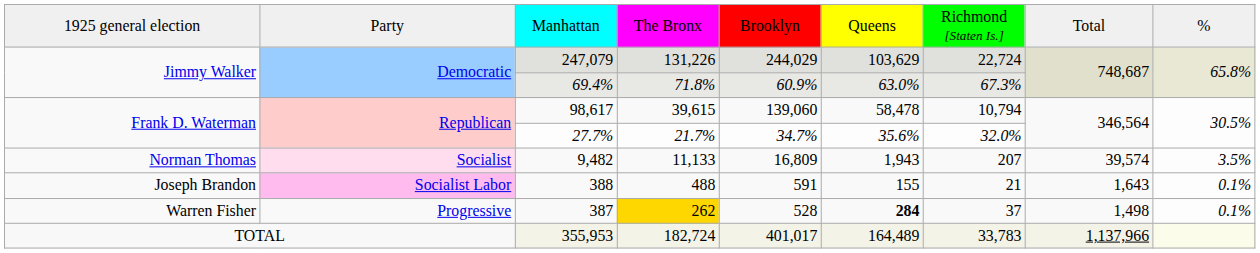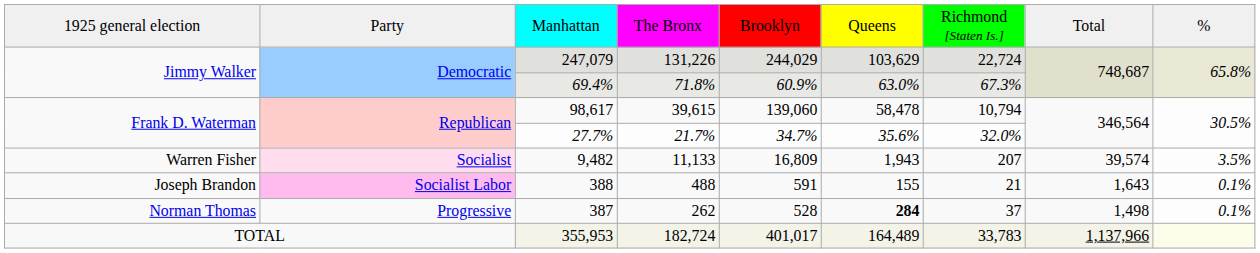(203, 160) Norman Thomas -> (211, 160) Warren Fisher
(211, 210) Warren Fisher -> (203, 210) Norman Thomas
(703, 210) gold background -> (703, 210) no background
